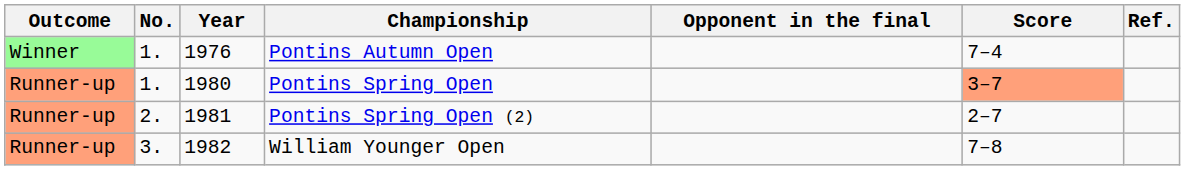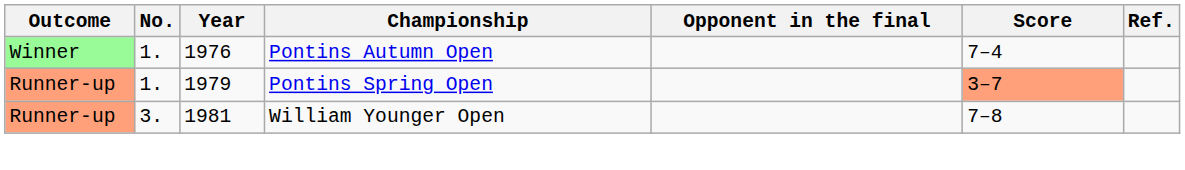(208, 85) 1980 -> (208, 85) 1979
- row: (402, 117)
(208, 149) 1982 -> (208, 117) 1981
